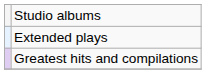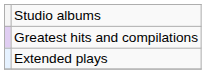rows swapped: (61, 37) <-> (106, 59)
